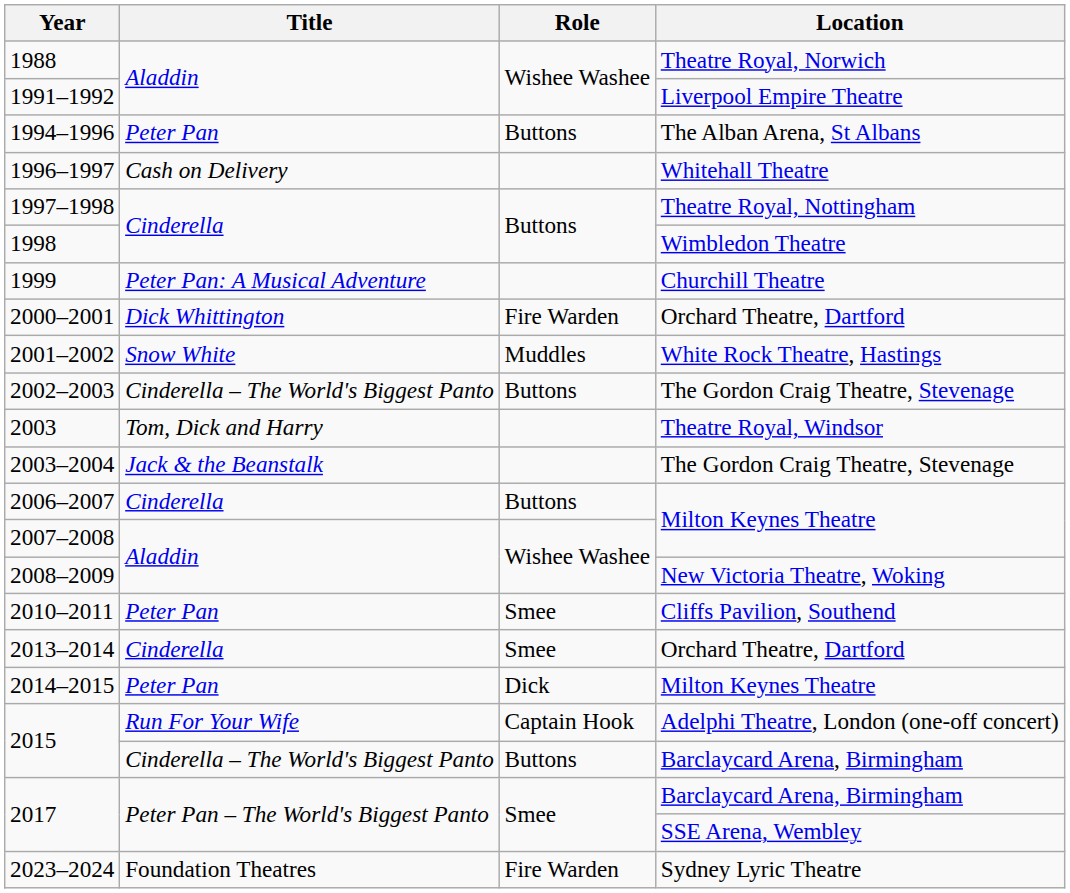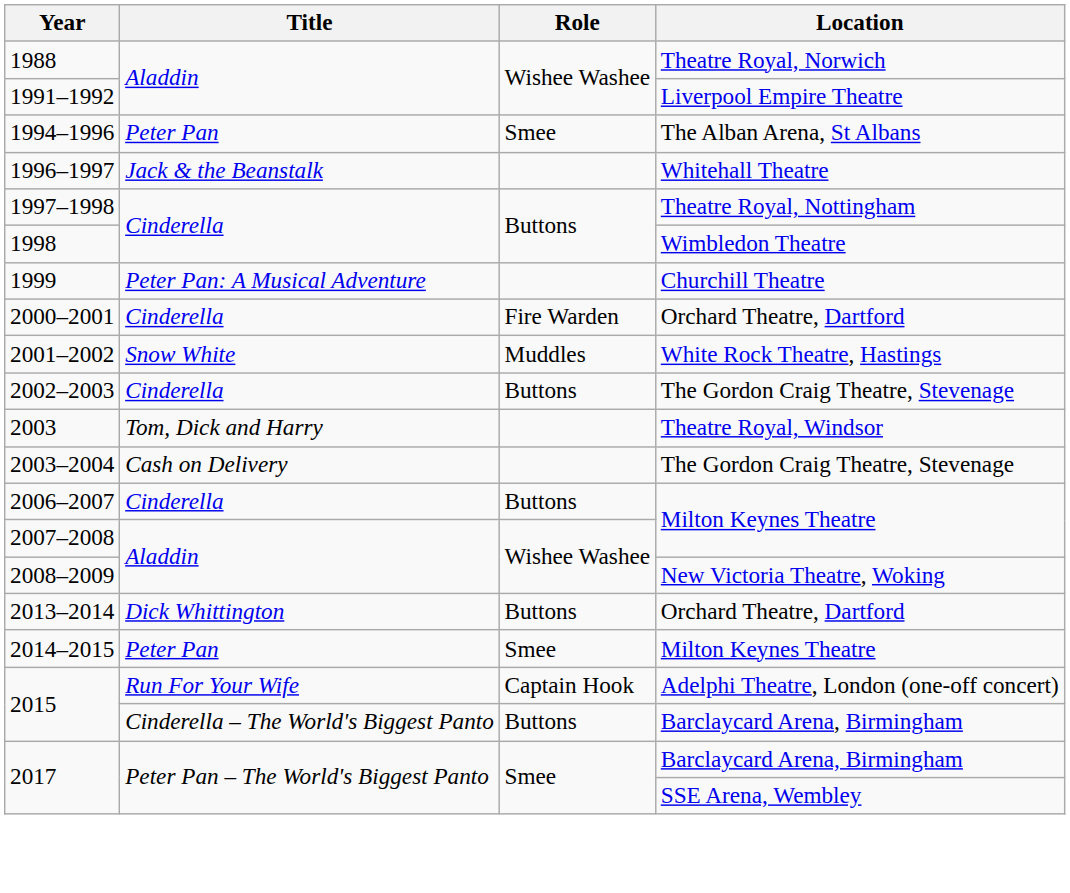(541, 133) Buttons -> (530, 133) Smee
(206, 170) Cash on Delivery -> (224, 170) Jack & the Beanstalk
(205, 317) Dick Whittington -> (174, 317) Cinderella
(309, 390) Cinderella – The World's Biggest Panto -> (174, 390) Cinderella
(224, 464) Jack & the Beanstalk -> (206, 464) Cash on Delivery
- row: (62, 611)
(174, 648) Cinderella -> (205, 611) Dick Whittington
(530, 648) Smee -> (541, 611) Buttons
(527, 685) Dick -> (530, 648) Smee
- row: (62, 869)
